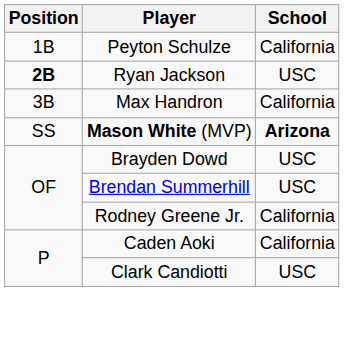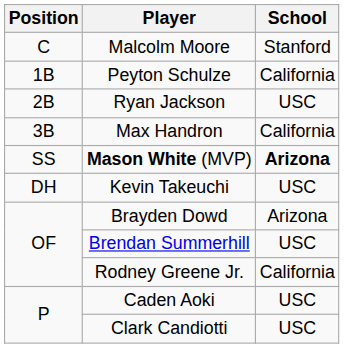+ row: (169, 46)
(44, 74) bold -> (44, 103) normal
+ row: (169, 187)
(297, 159) USC -> (297, 215) Arizona
(297, 243) California -> (297, 300) USC
